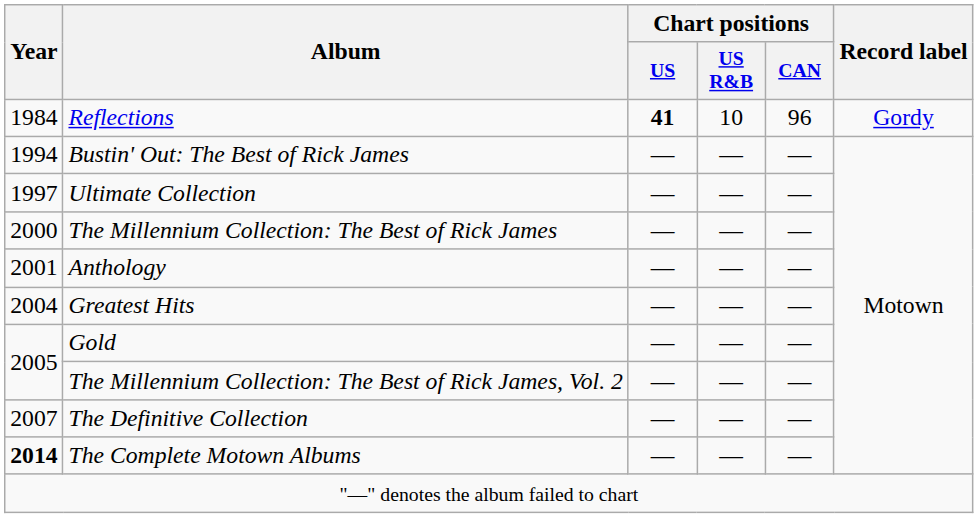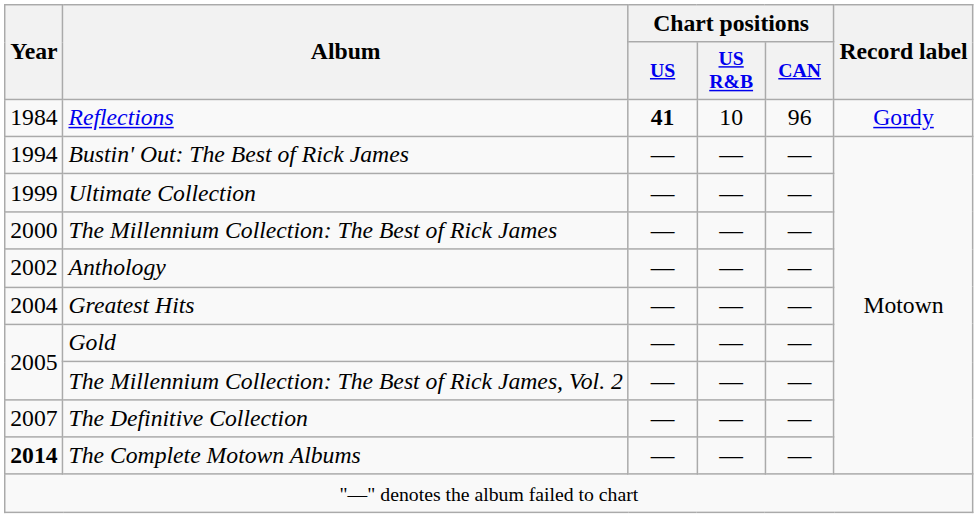(34, 192) 1997 -> (34, 192) 1999
(34, 267) 2001 -> (34, 267) 2002
